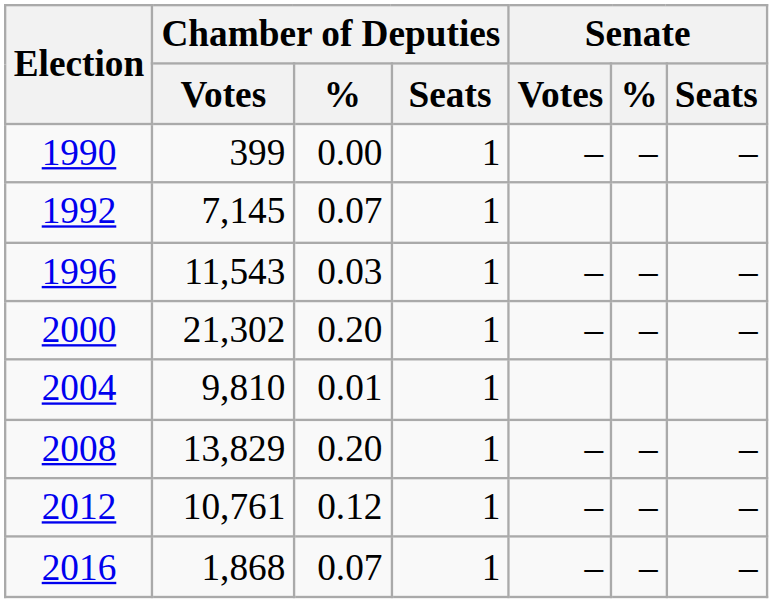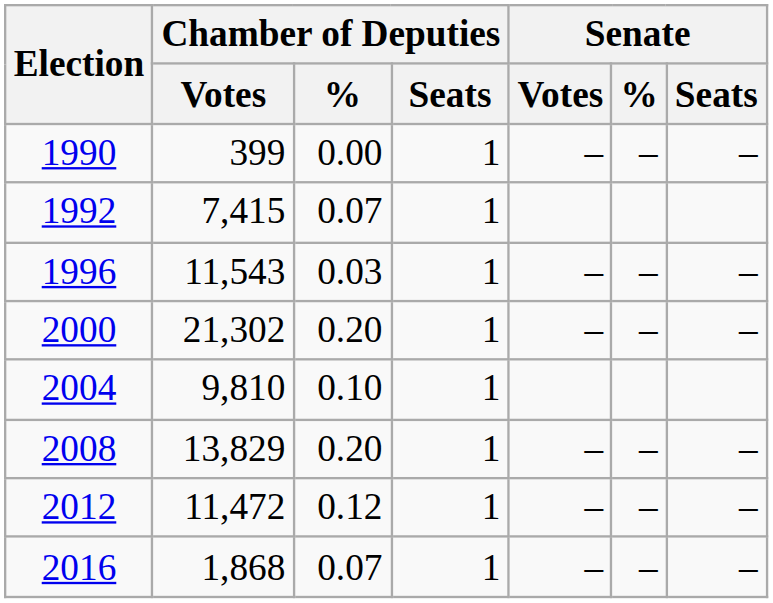(243, 211) 7,145 -> (243, 211) 7,415
(350, 388) 0.01 -> (350, 388) 0.10
(234, 507) 10,761 -> (235, 507) 11,472
